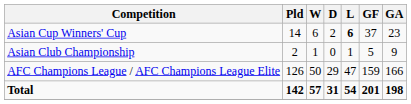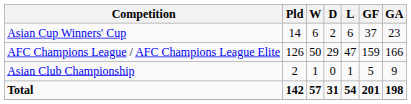(350, 33) bold -> (350, 33) normal
rows swapped: (71, 52) <-> (144, 71)
